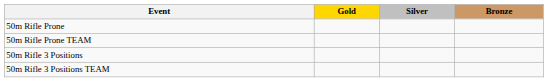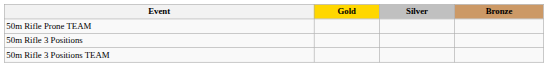- row: (35, 26)
